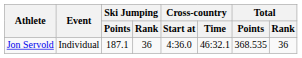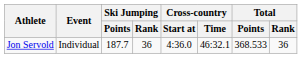(117, 45) 187.1 -> (117, 45) 187.7
(251, 45) 368.535 -> (251, 45) 368.533
